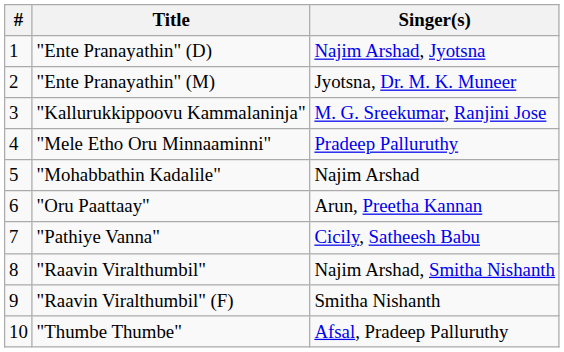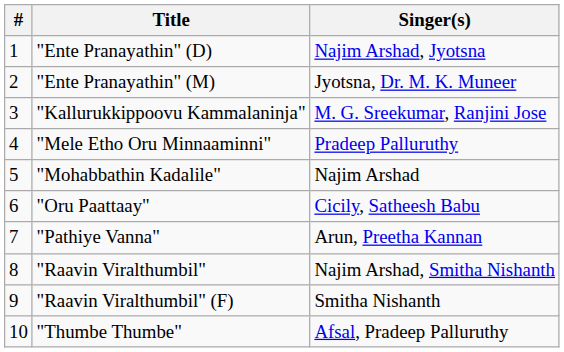(398, 206) Arun, Preetha Kannan -> (397, 206) Cicily, Satheesh Babu
(397, 237) Cicily, Satheesh Babu -> (398, 237) Arun, Preetha Kannan
